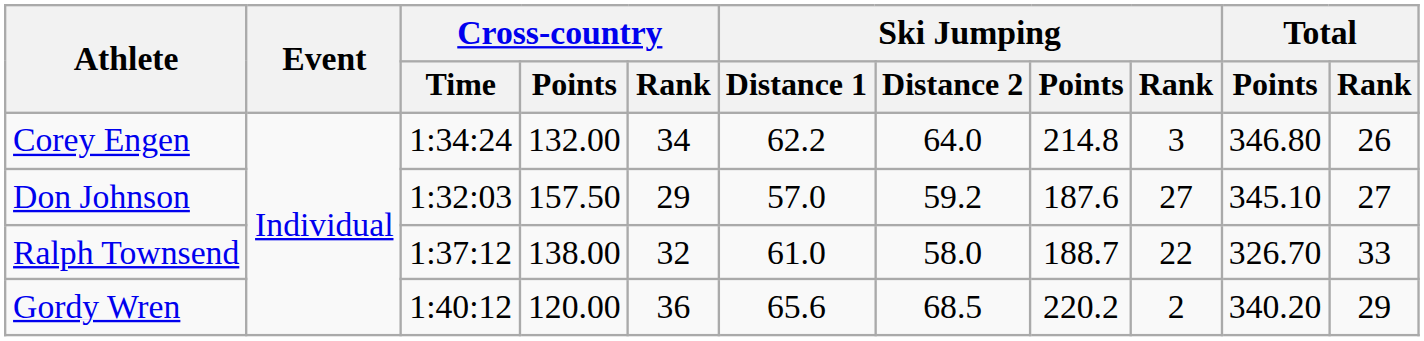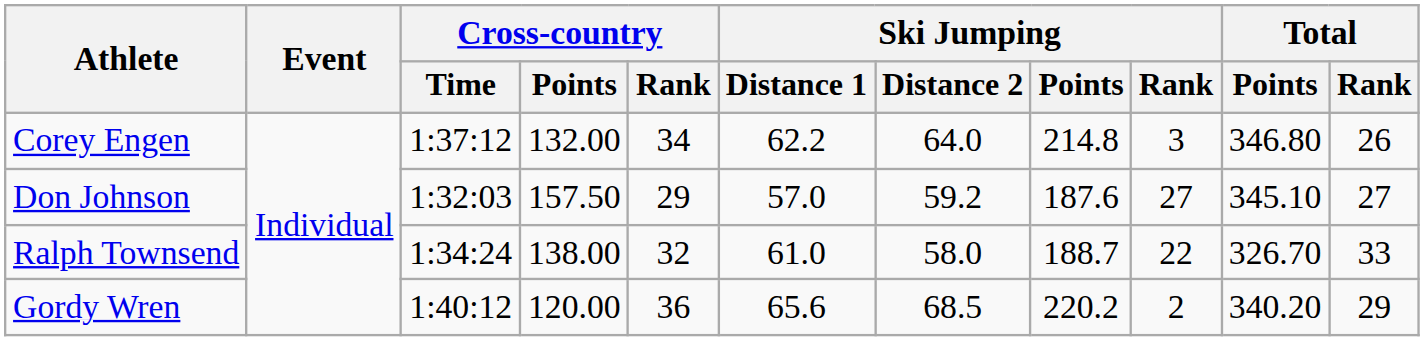(461, 140) 1:34:24 -> (461, 140) 1:37:12
(461, 251) 1:37:12 -> (461, 251) 1:34:24
